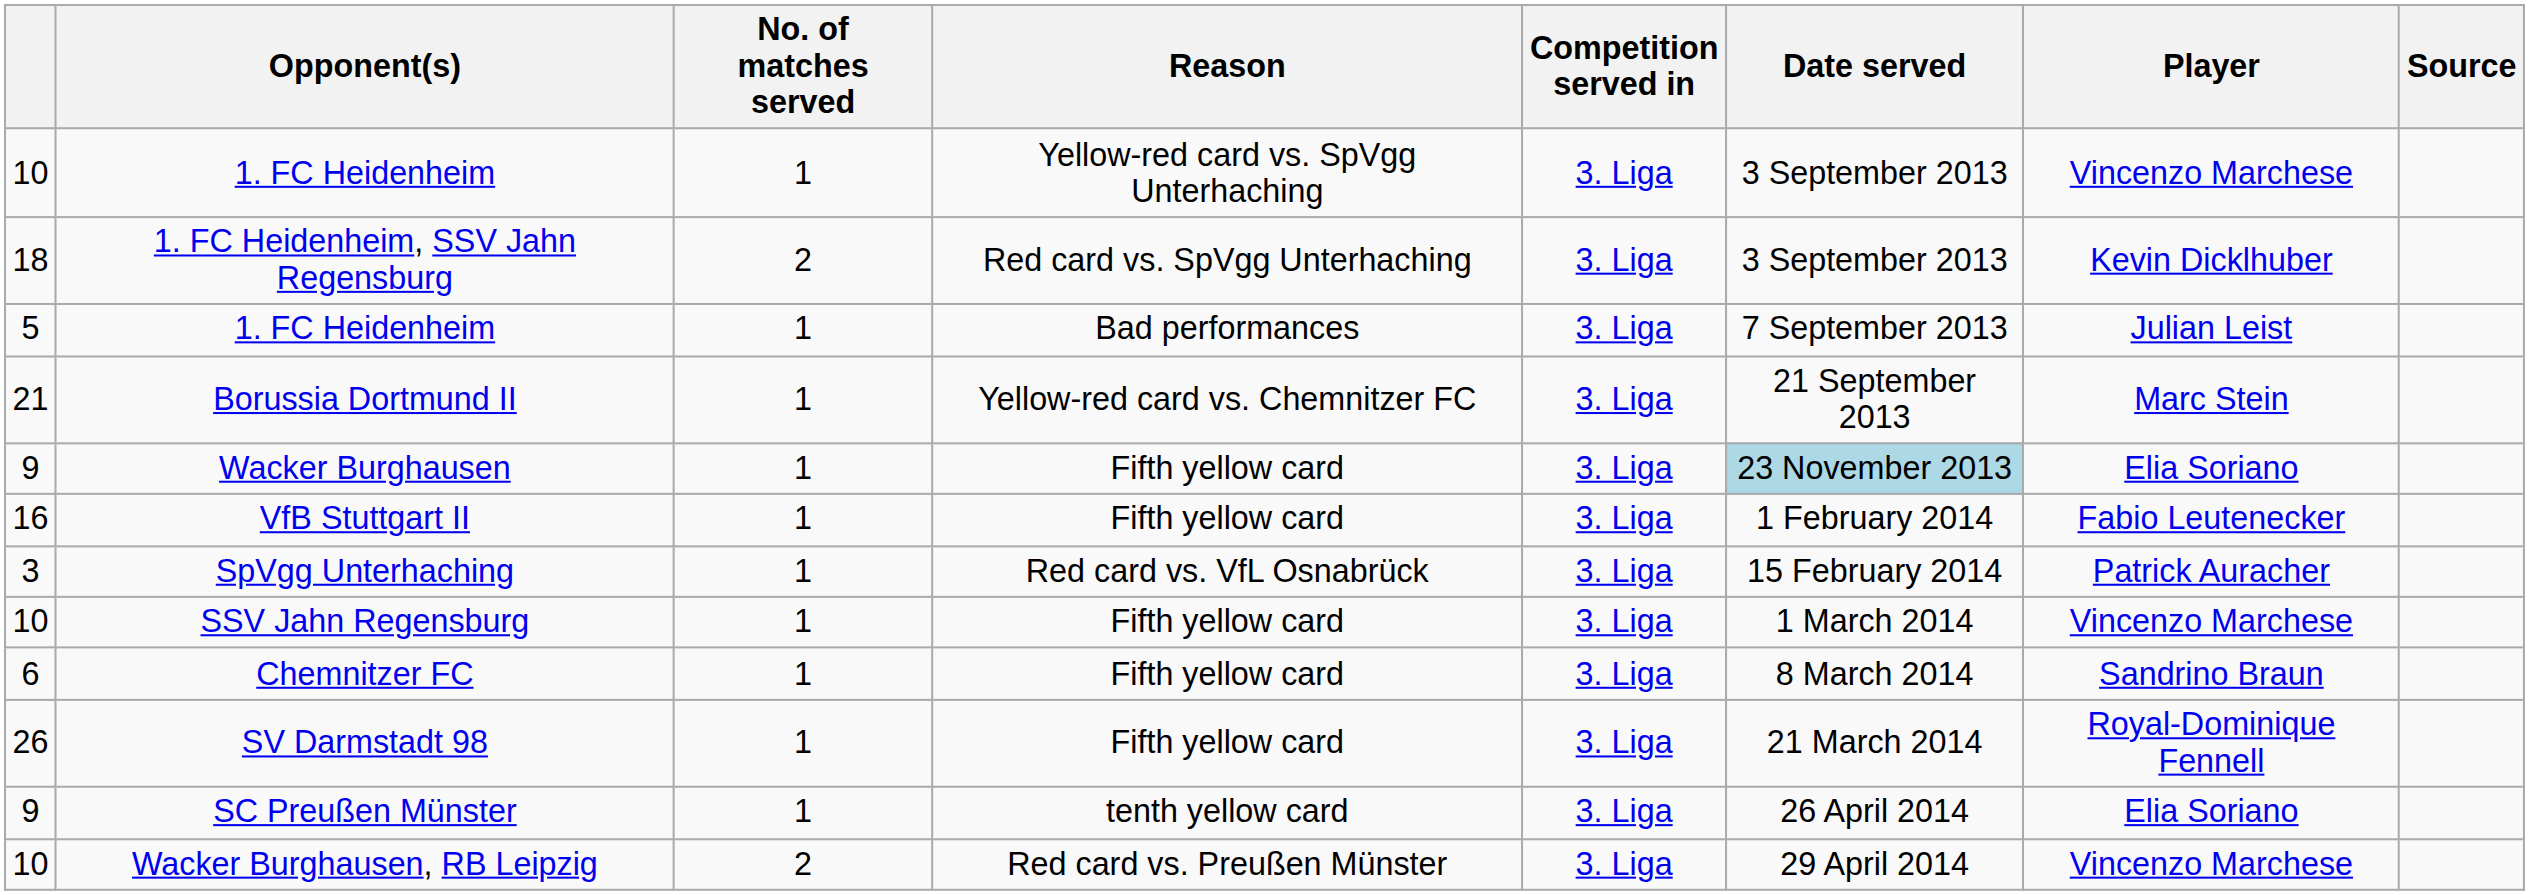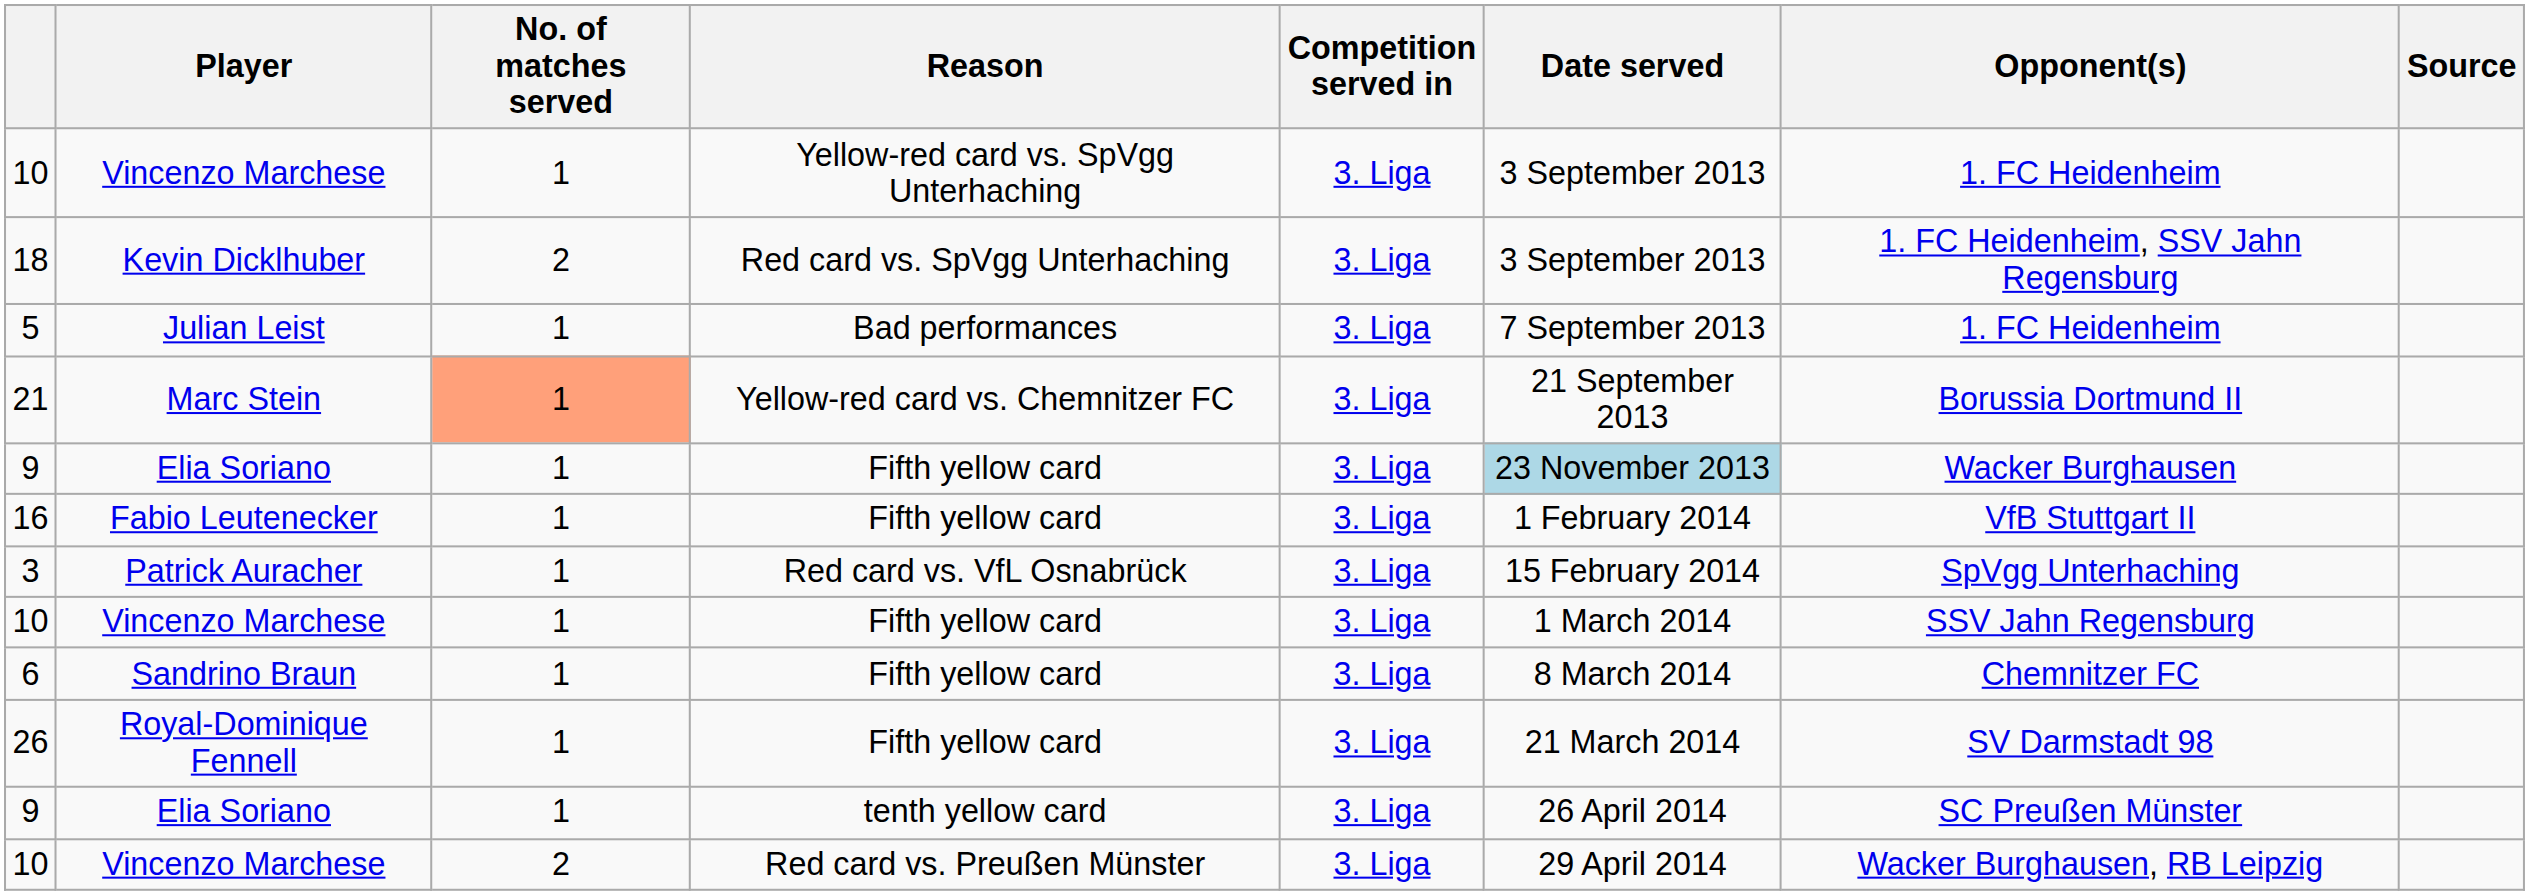columns swapped: (2211, 66) <-> (365, 66)
(803, 398) no background -> (561, 398) lightsalmon background
